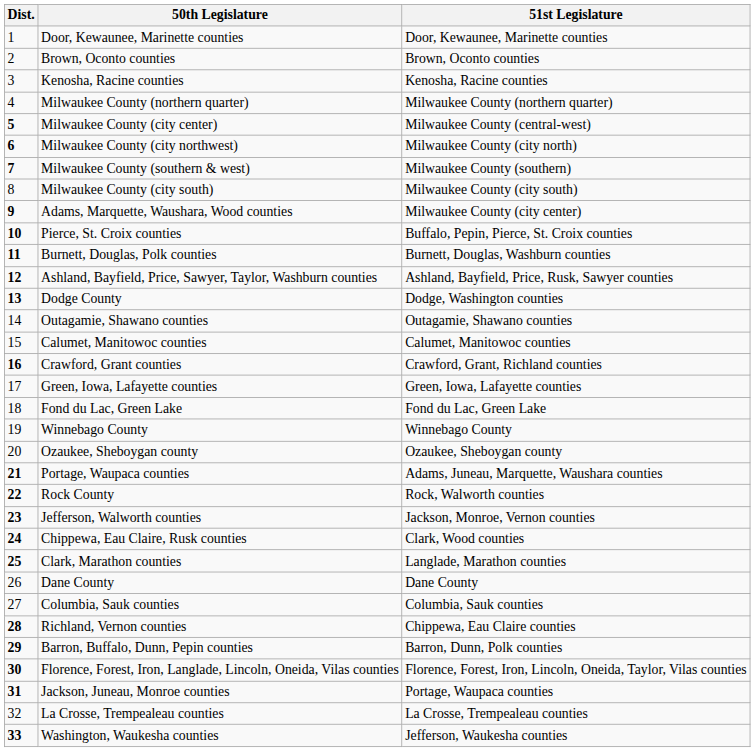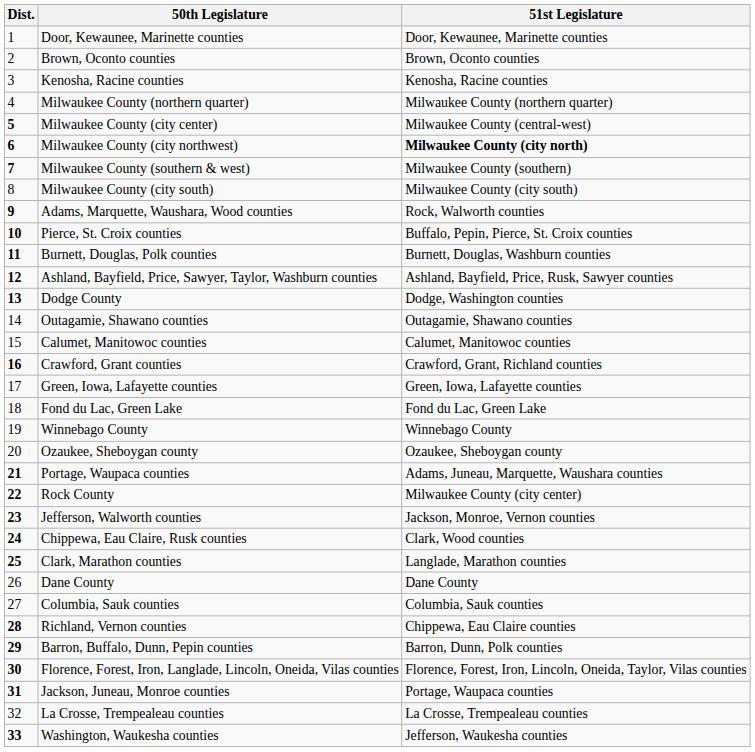(491, 146) normal -> (496, 146) bold
(493, 211) Milwaukee County (city center) -> (475, 211) Rock, Walworth counties
(475, 495) Rock, Walworth counties -> (493, 495) Milwaukee County (city center)
